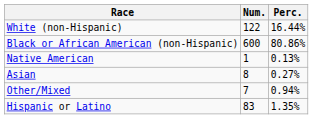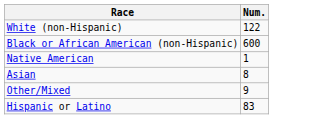- column: (288, 12)
(246, 91) 7 -> (246, 91) 9
